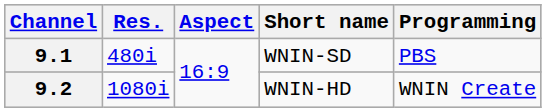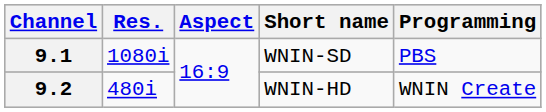(132, 56) 480i -> (138, 56) 1080i
(138, 90) 1080i -> (132, 90) 480i
